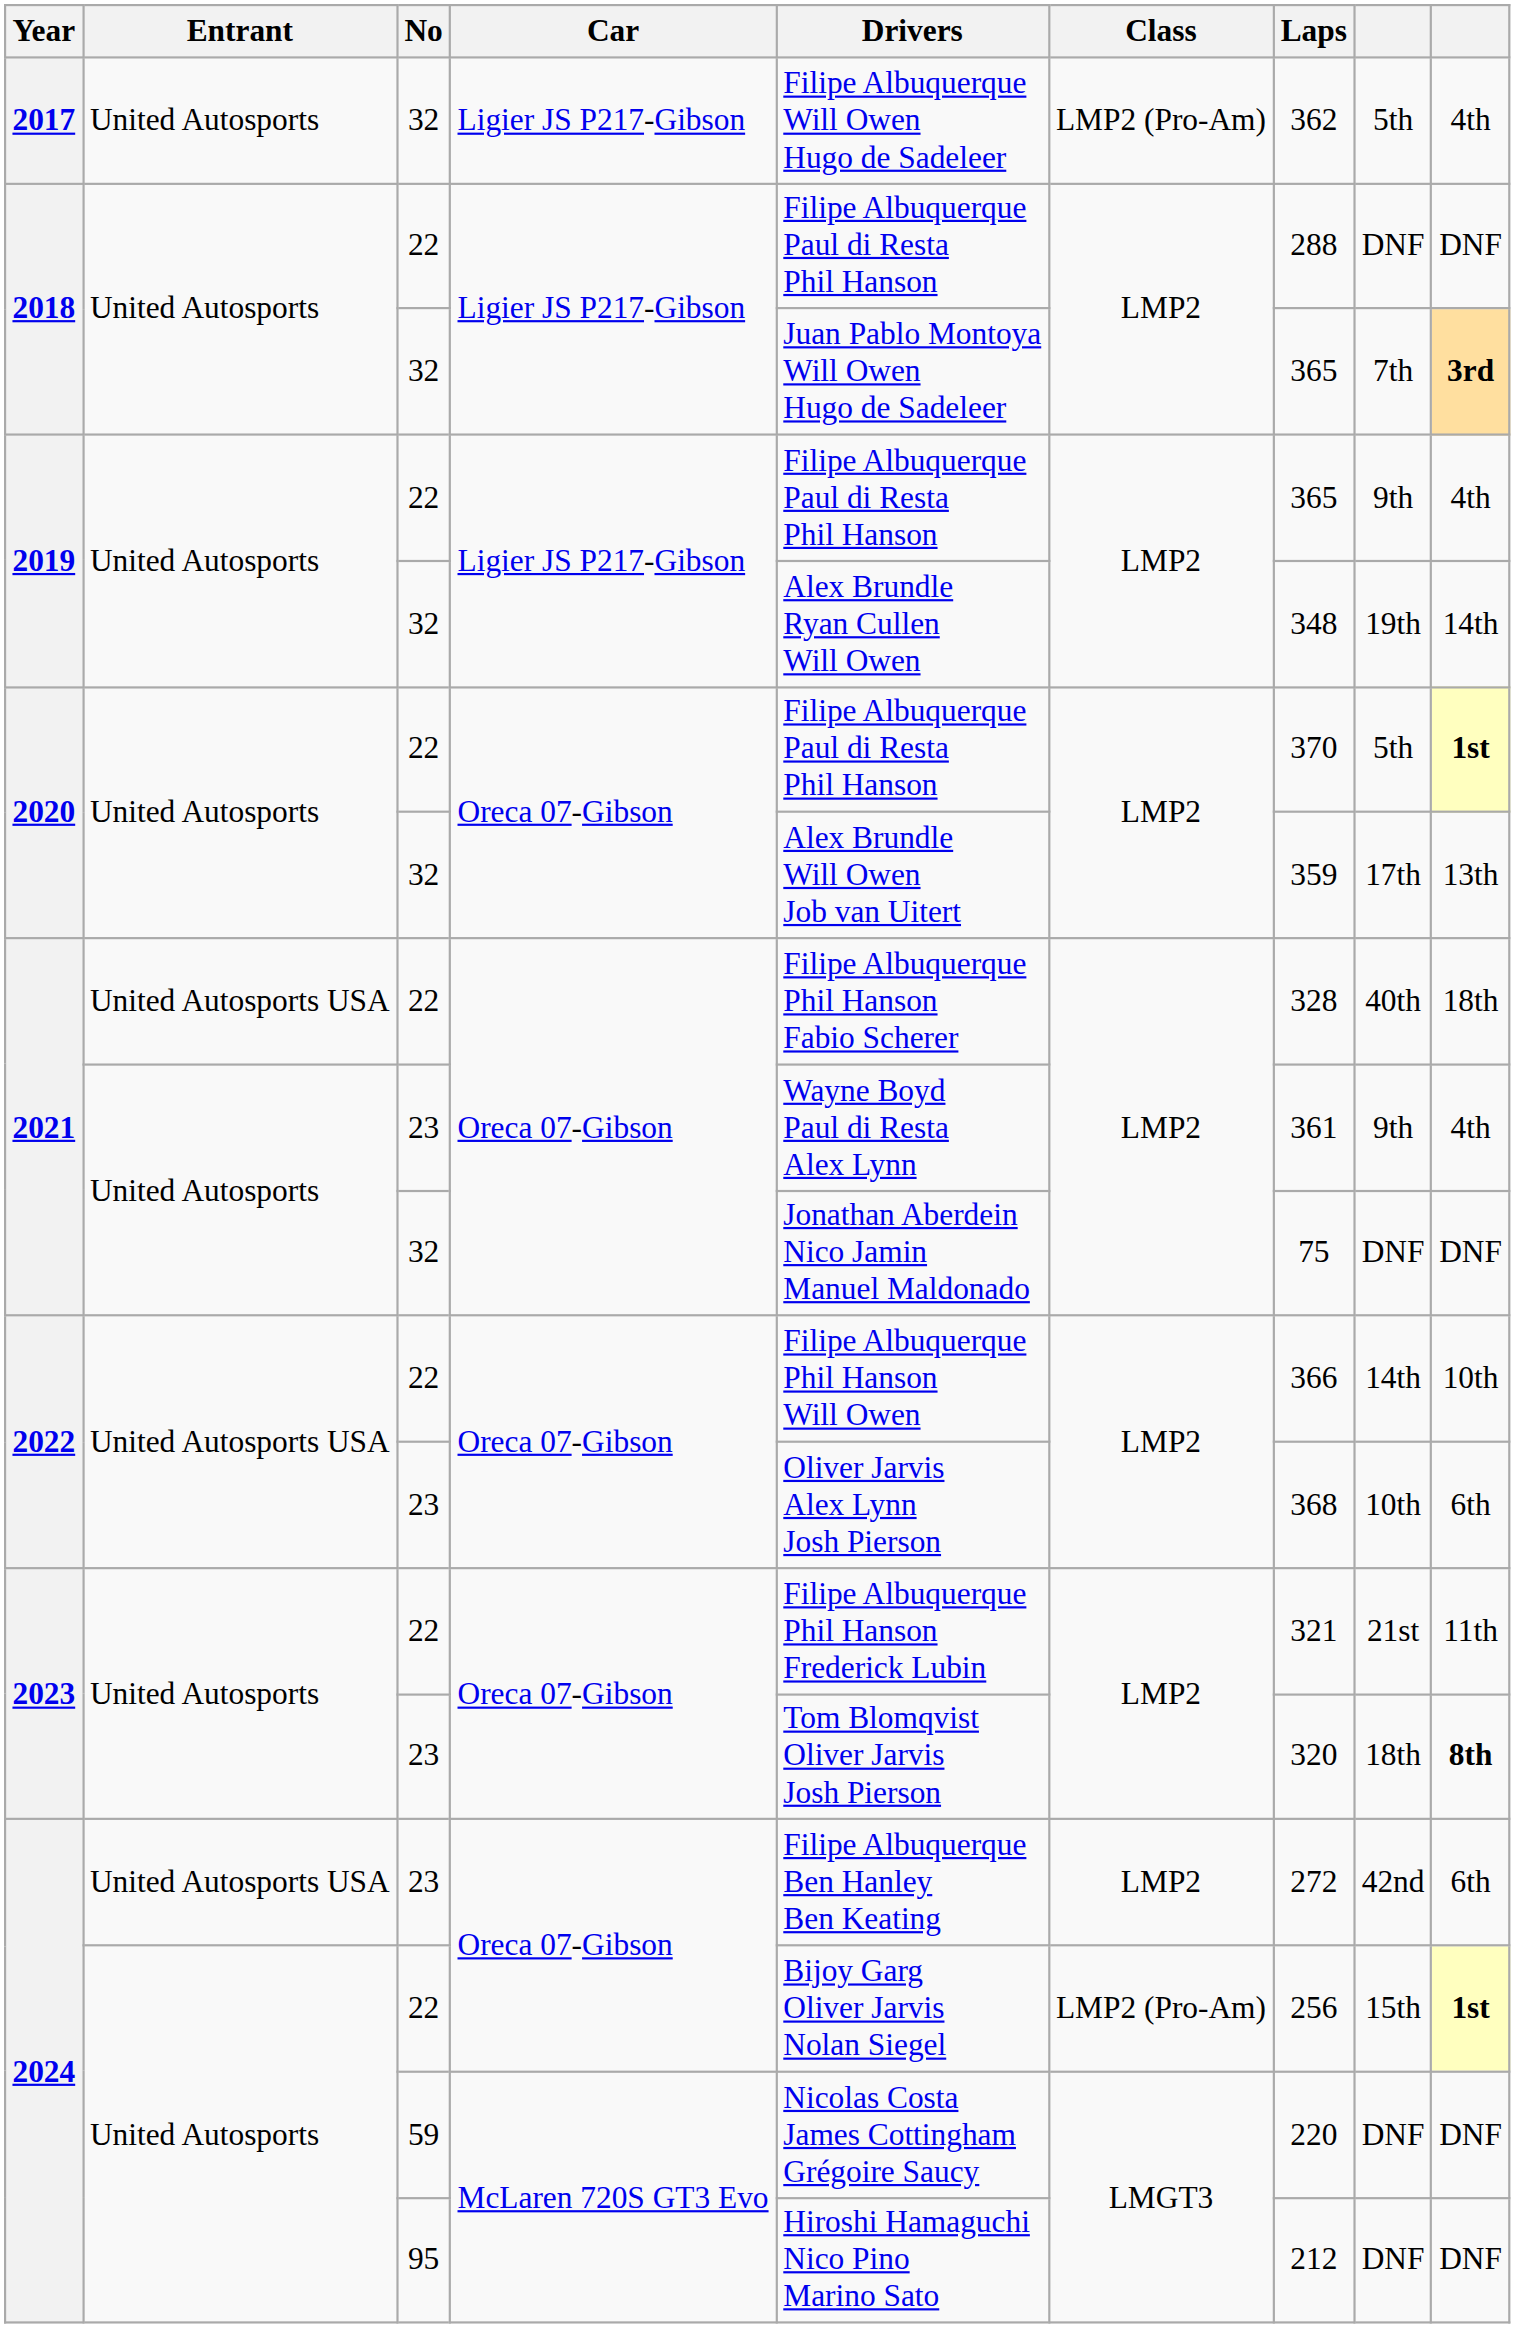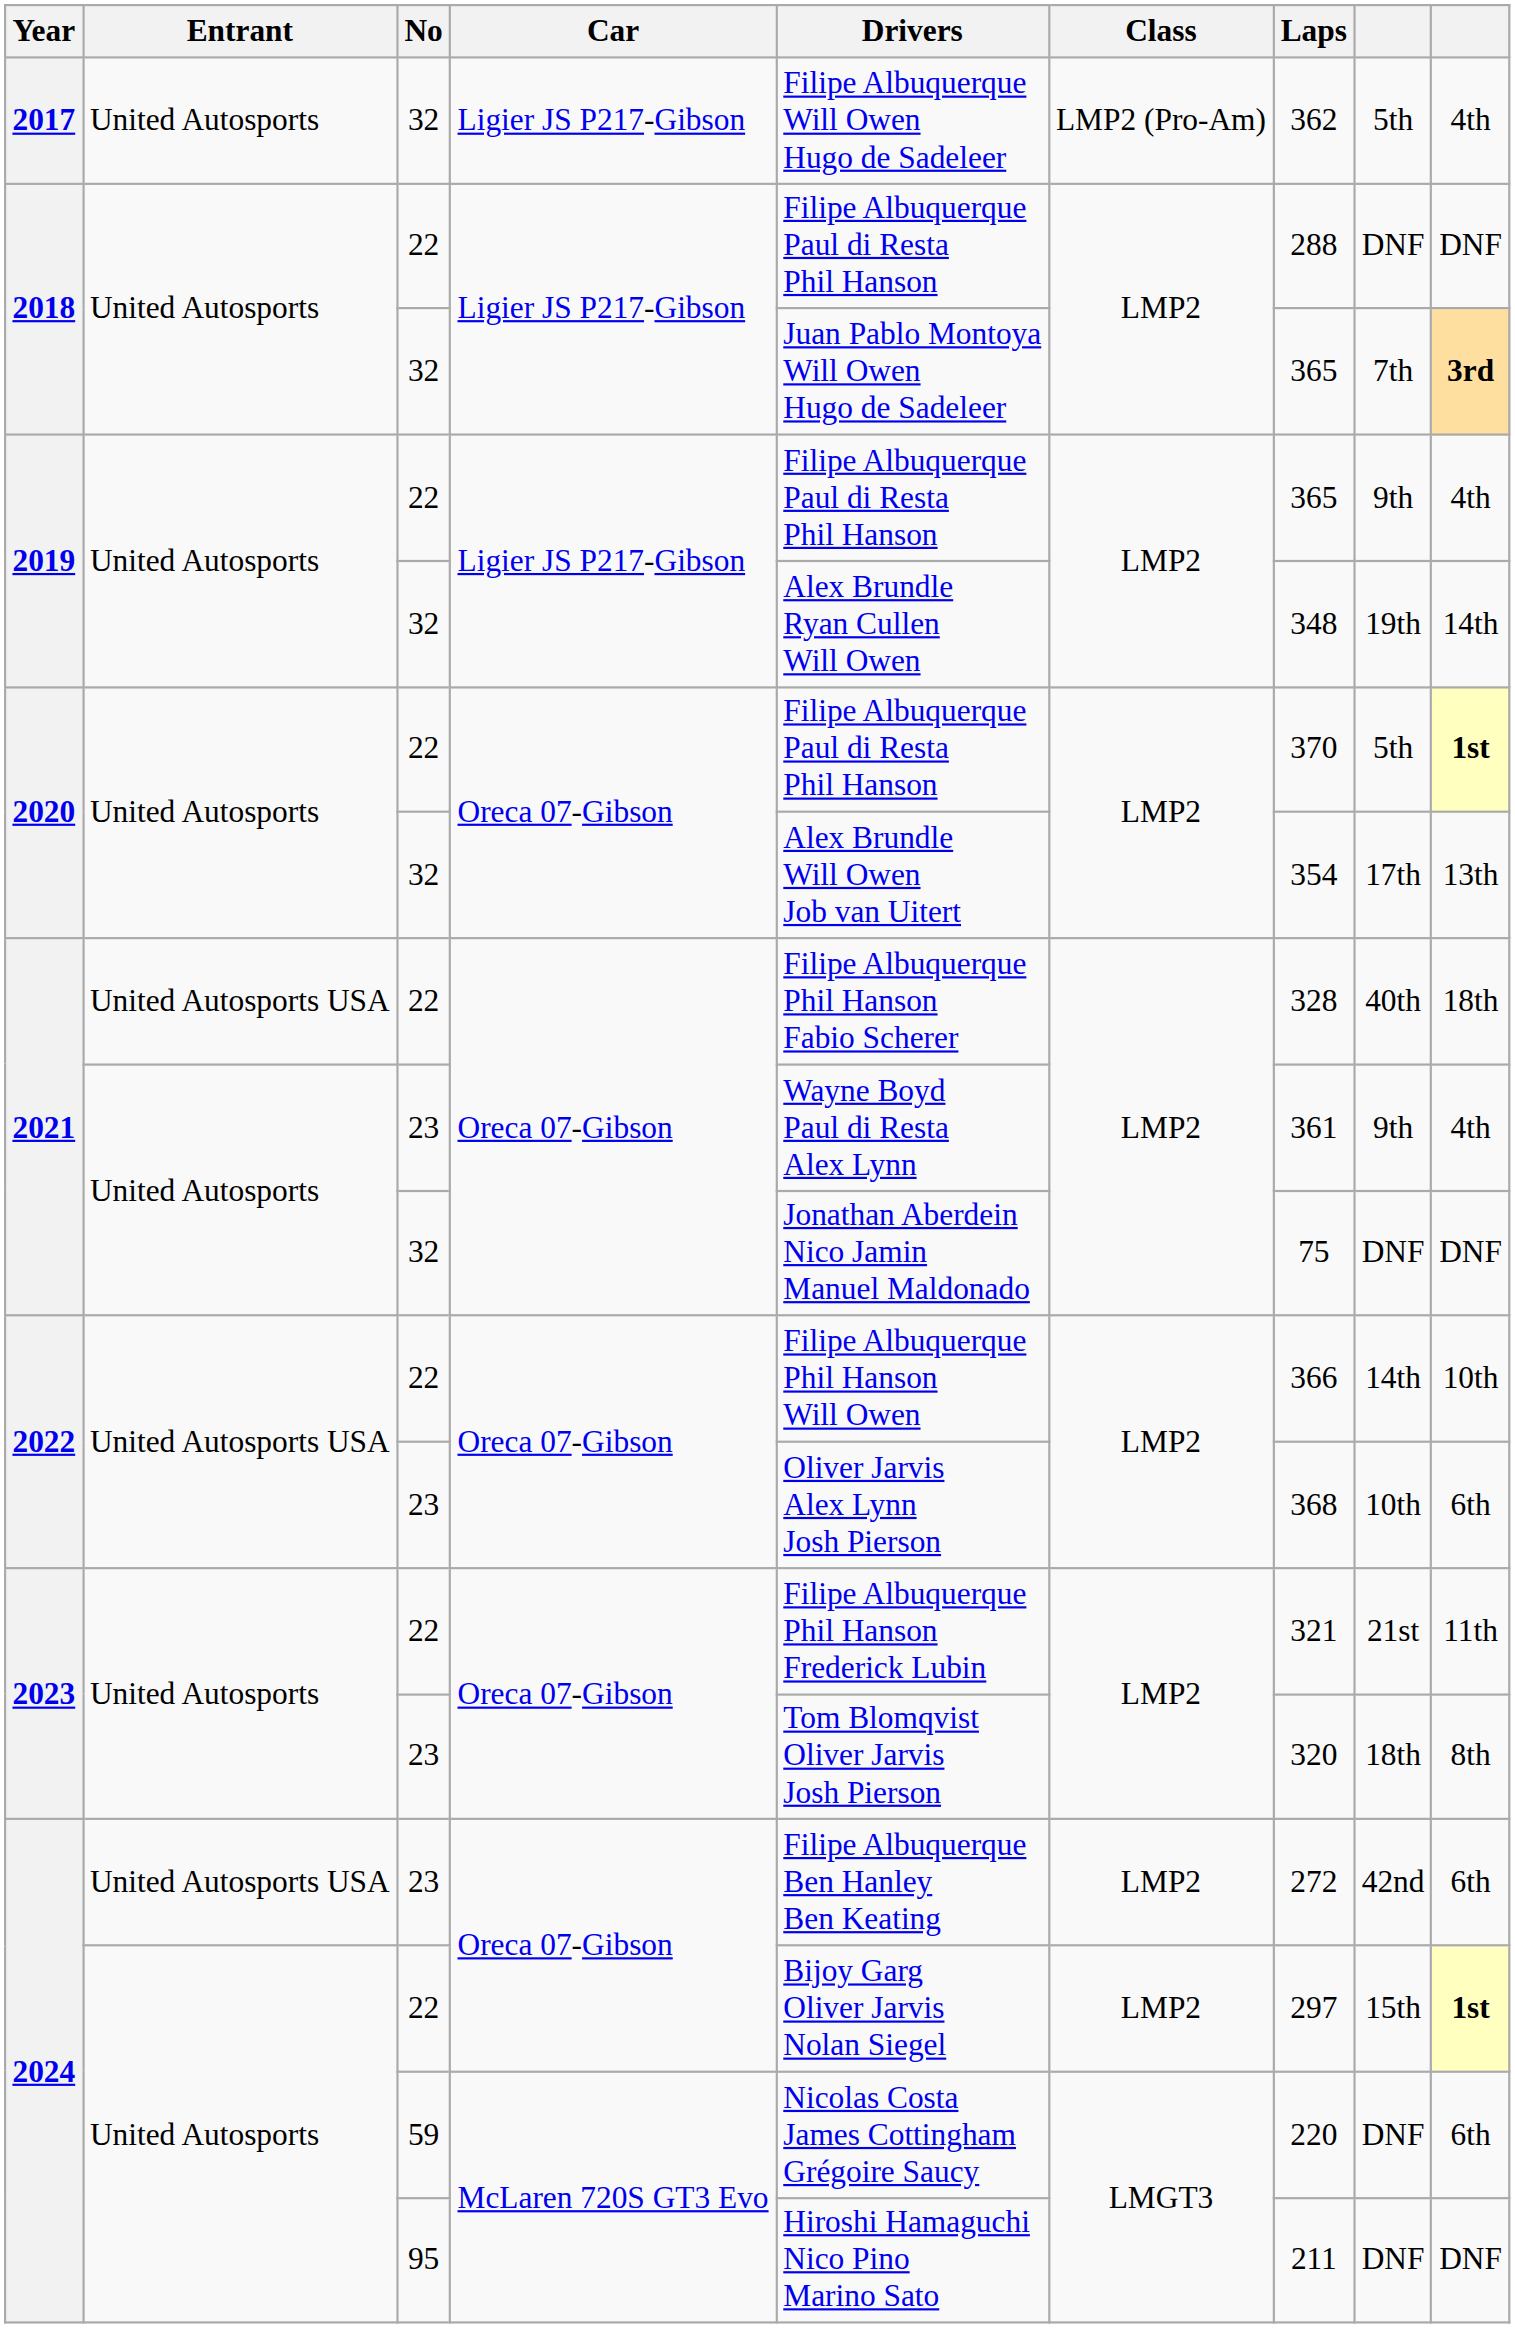(1314, 874) 359 -> (1314, 874) 354
(1471, 1756) bold -> (1471, 1756) normal
(1161, 2008) LMP2 (Pro-Am) -> (1161, 2008) LMP2
(1314, 2008) 256 -> (1314, 2008) 297
(1471, 2133) DNF -> (1471, 2133) 6th
(1314, 2259) 212 -> (1314, 2259) 211
